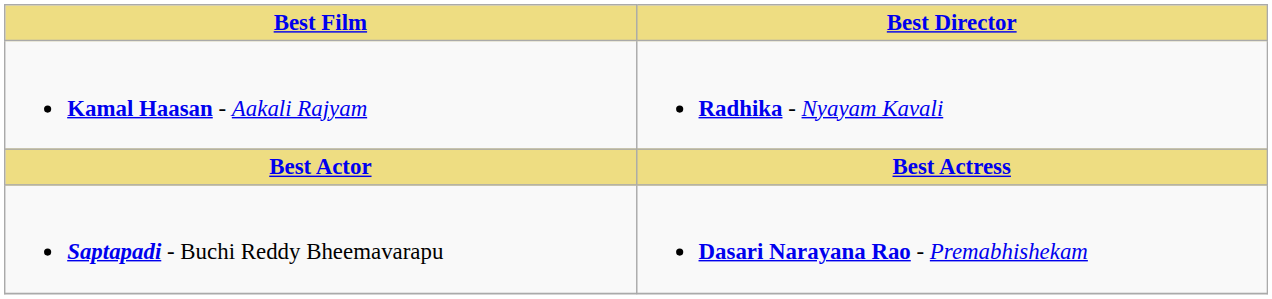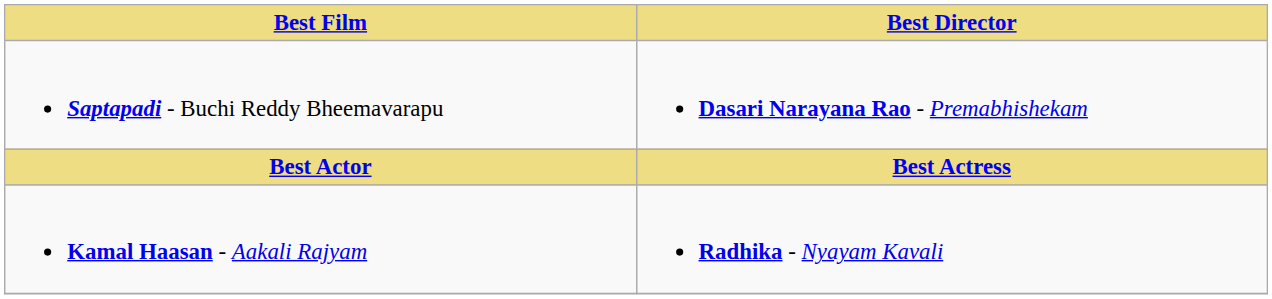rows swapped: (320, 252) <-> (320, 108)
